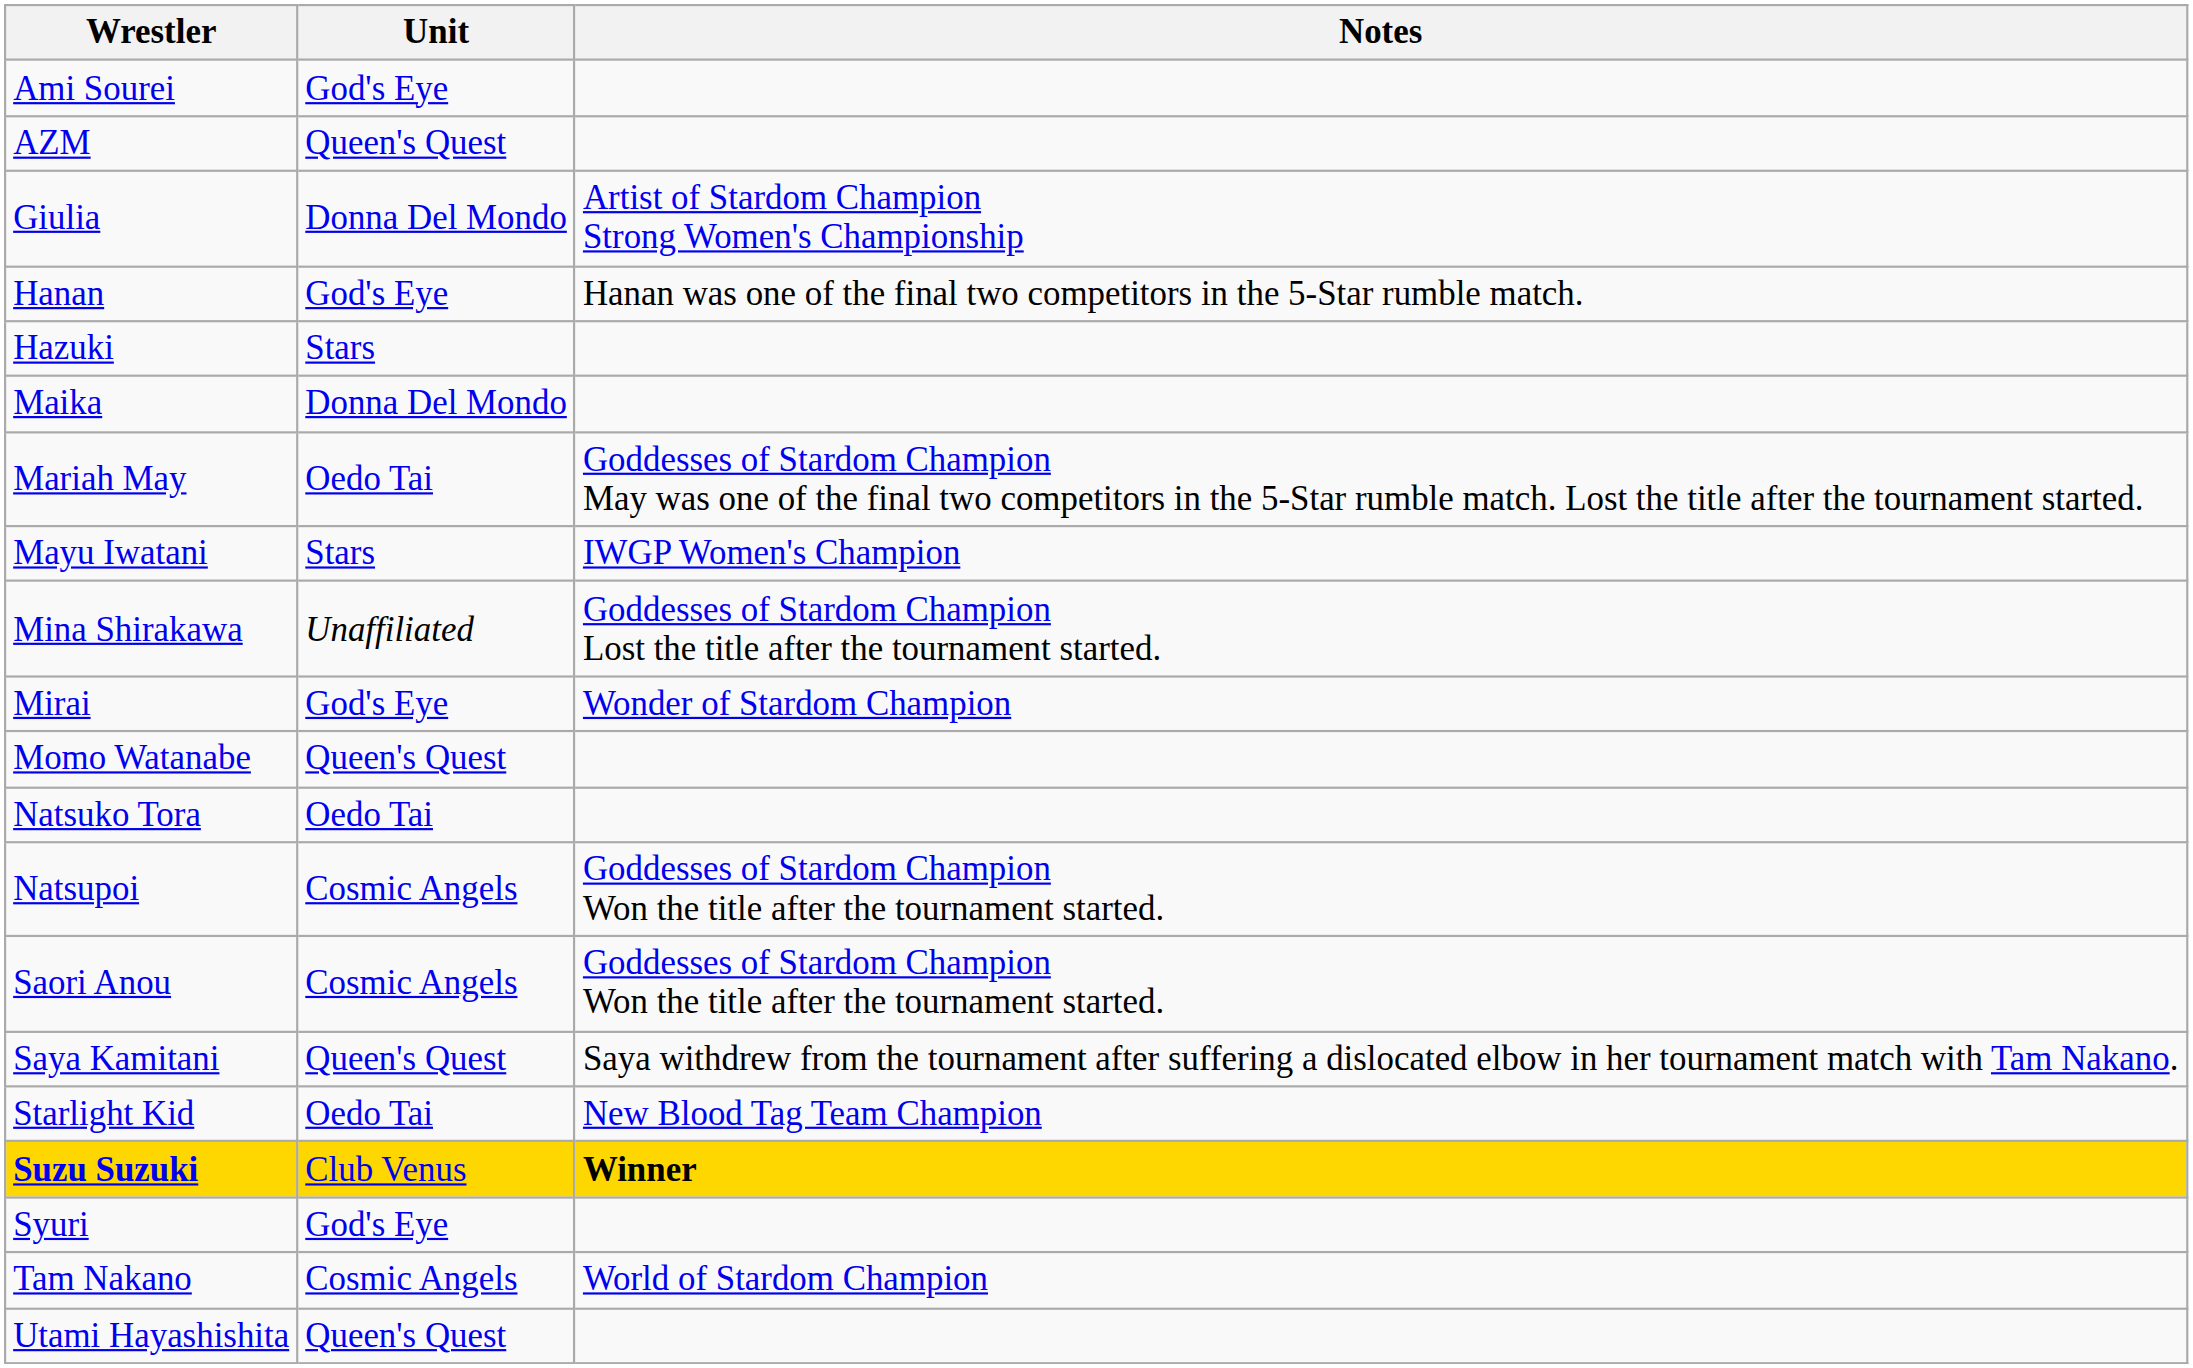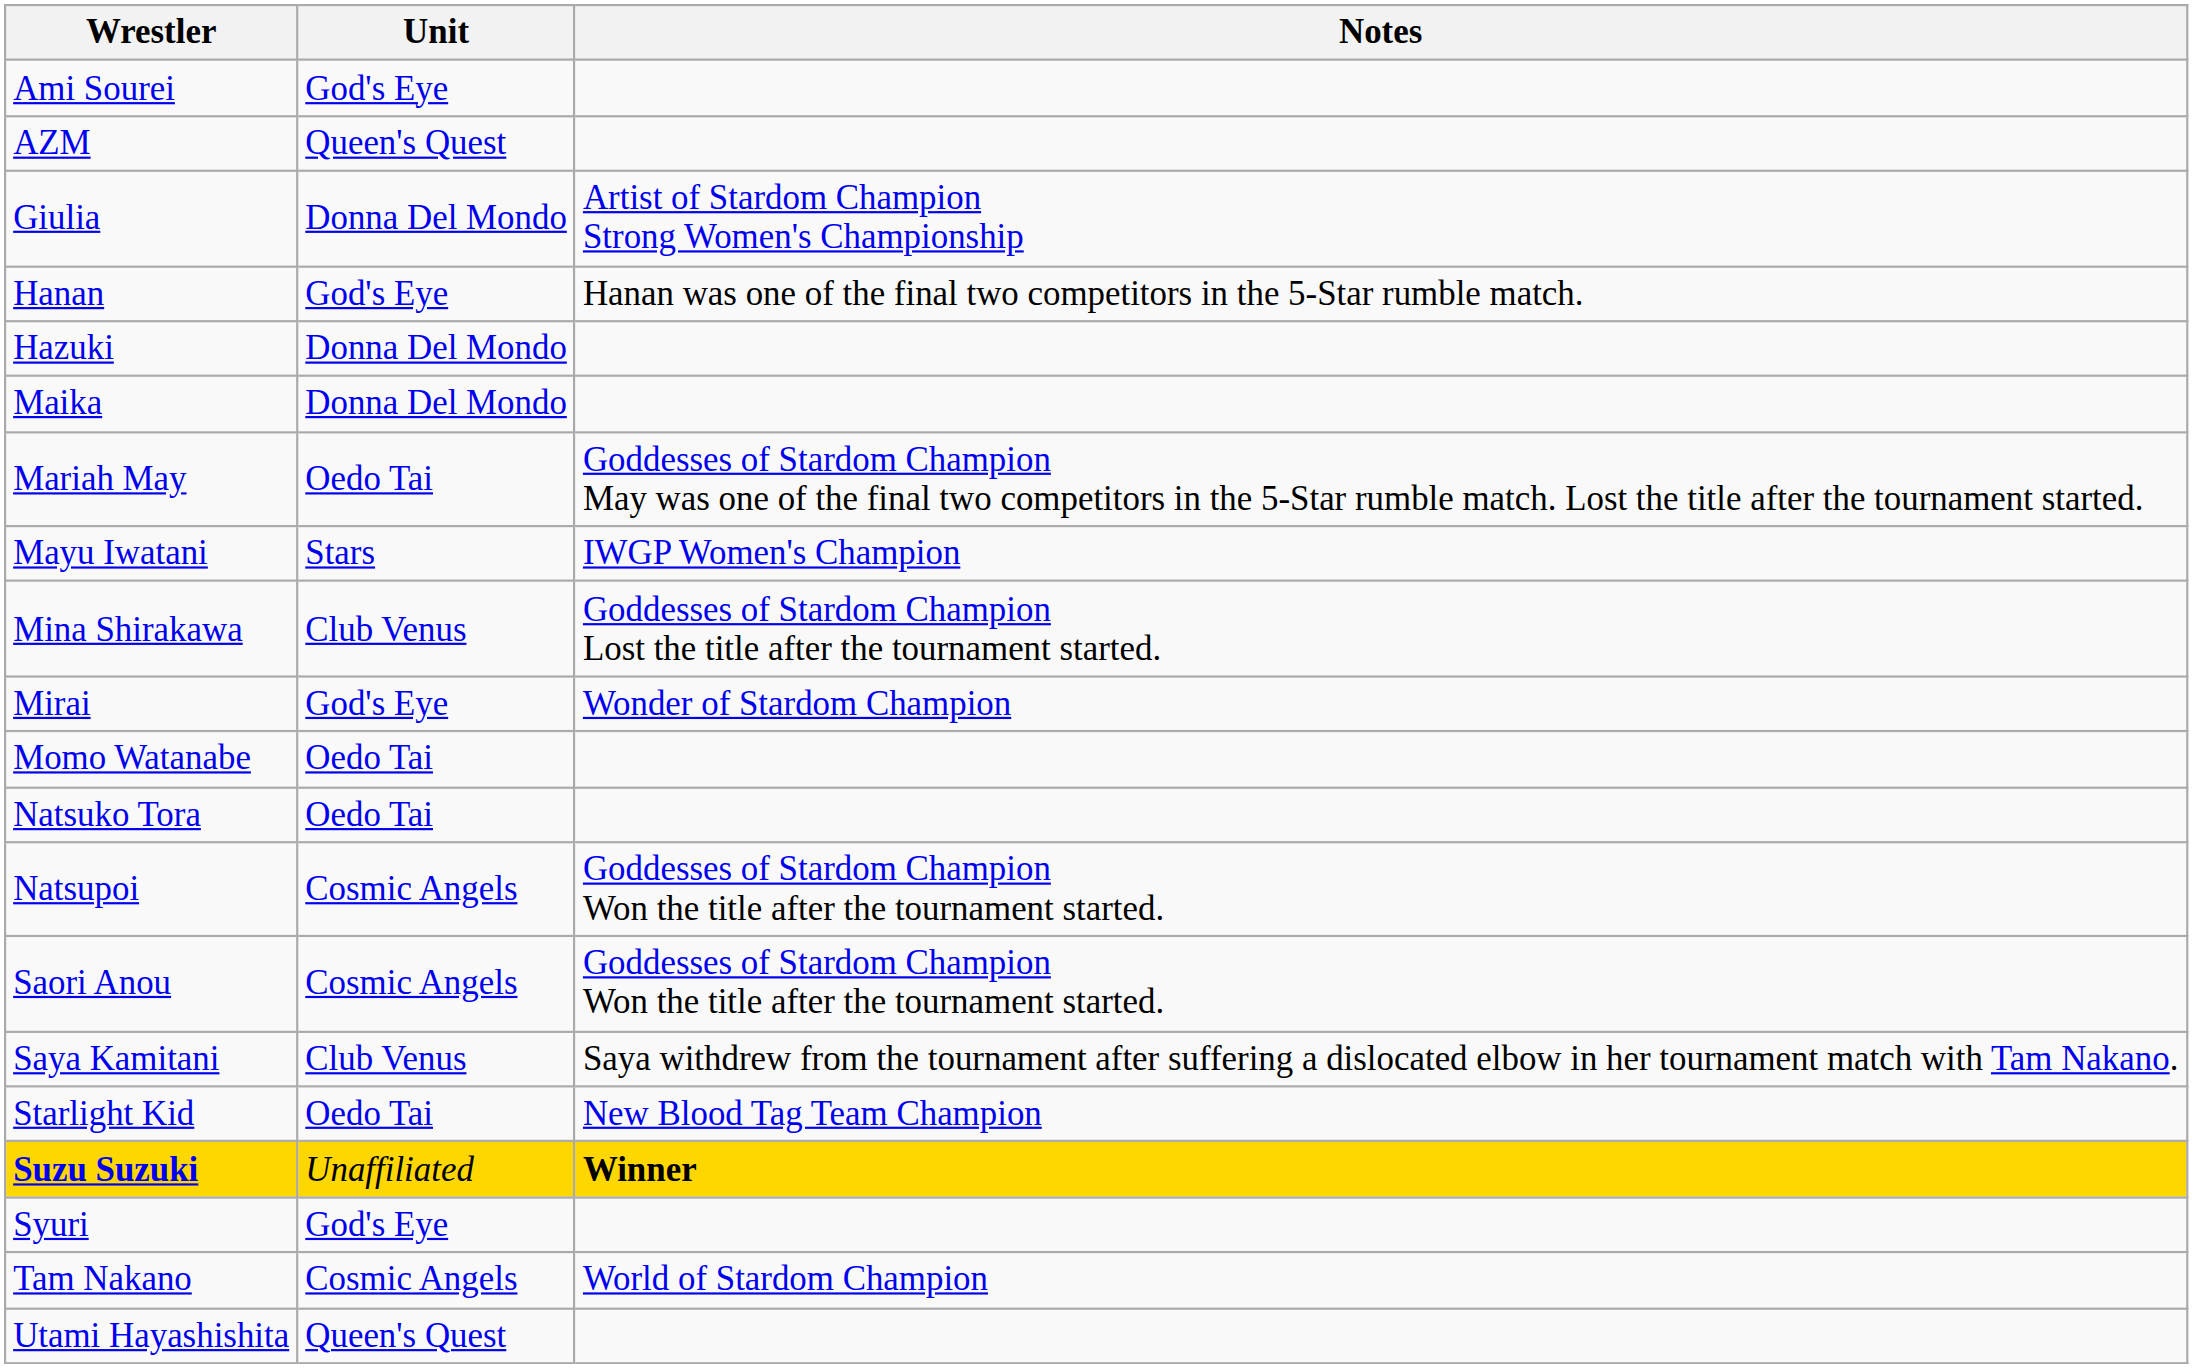(340, 347) Stars -> (436, 347) Donna Del Mondo
(390, 628) Unaffiliated -> (386, 628) Club Venus
(406, 758) Queen's Quest -> (369, 758) Oedo Tai
(406, 1058) Queen's Quest -> (386, 1058) Club Venus
(386, 1168) Club Venus -> (390, 1168) Unaffiliated
